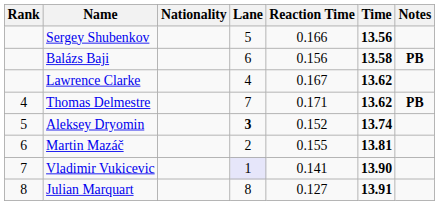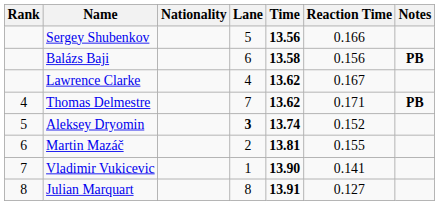columns swapped: (312, 15) <-> (377, 15)
(248, 168) lavender background -> (248, 168) no background
